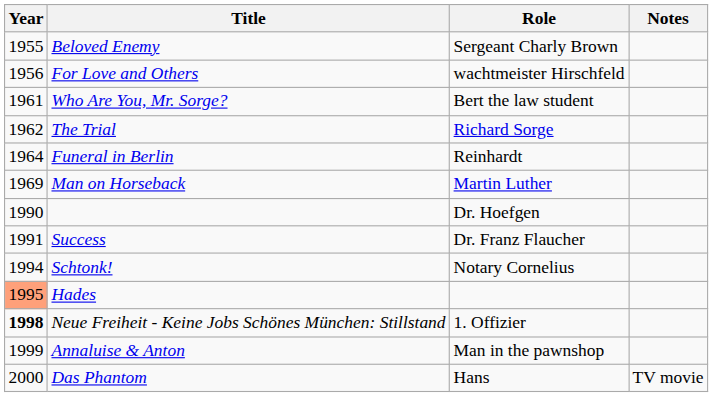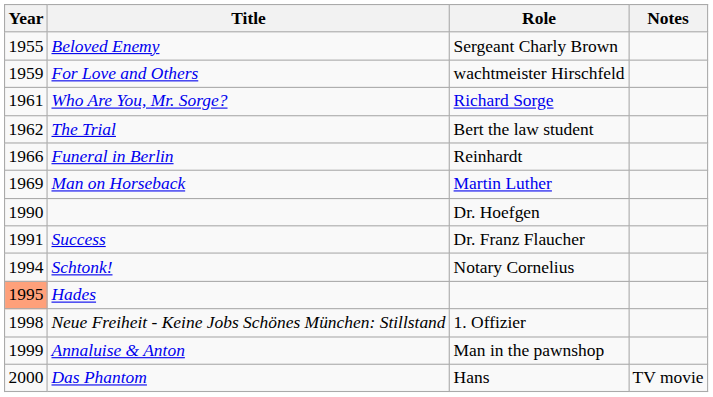(26, 73) 1956 -> (26, 73) 1959
(524, 101) Bert the law student -> (504, 101) Richard Sorge
(504, 128) Richard Sorge -> (524, 128) Bert the law student
(26, 156) 1964 -> (26, 156) 1966
(26, 322) bold -> (26, 322) normal
